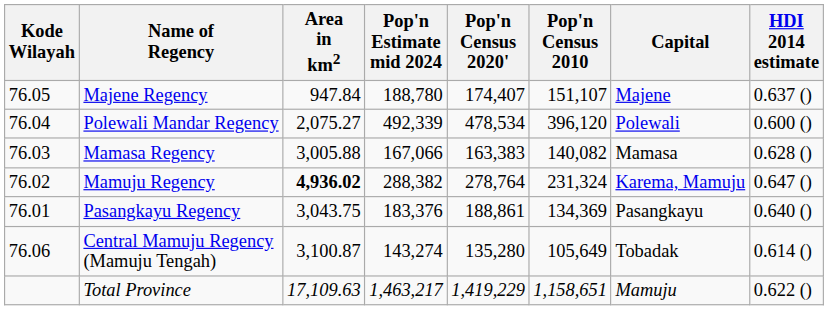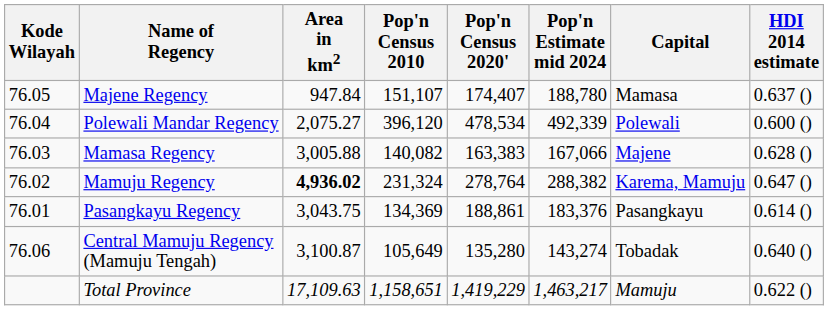columns swapped: (570, 42) <-> (406, 42)
(643, 94) Majene -> (647, 94) Mamasa
(647, 153) Mamasa -> (643, 153) Majene
(783, 211) 0.640 () -> (783, 211) 0.614 ()
(783, 250) 0.614 () -> (783, 250) 0.640 ()
